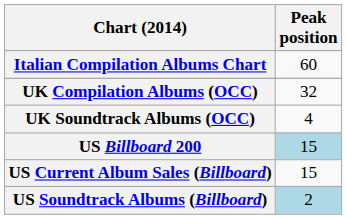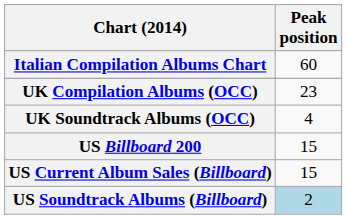(309, 91) 32 -> (309, 91) 23
(309, 145) lightblue background -> (309, 145) no background
